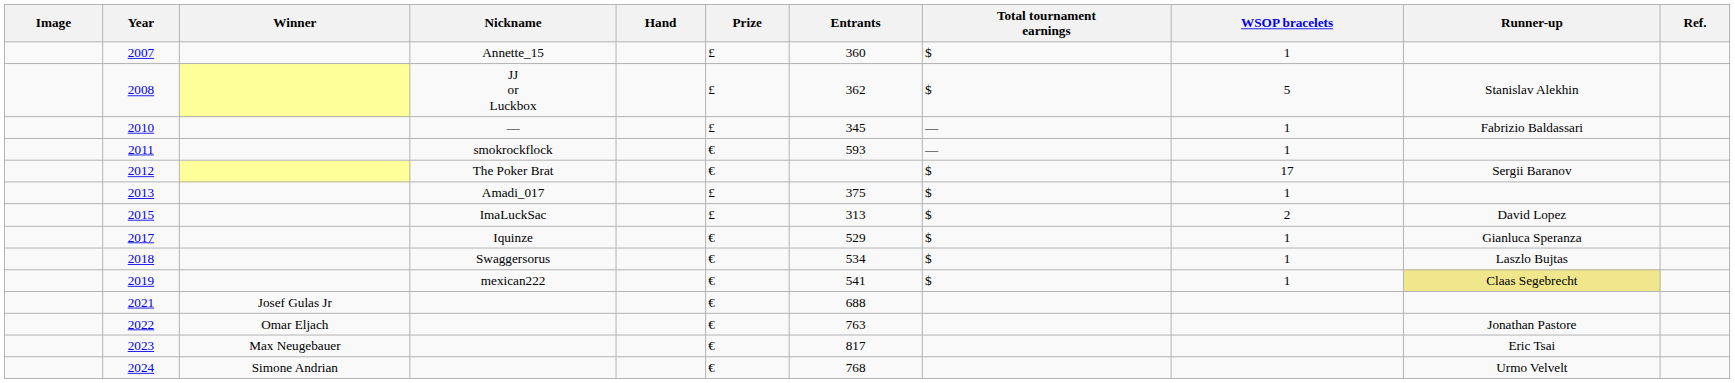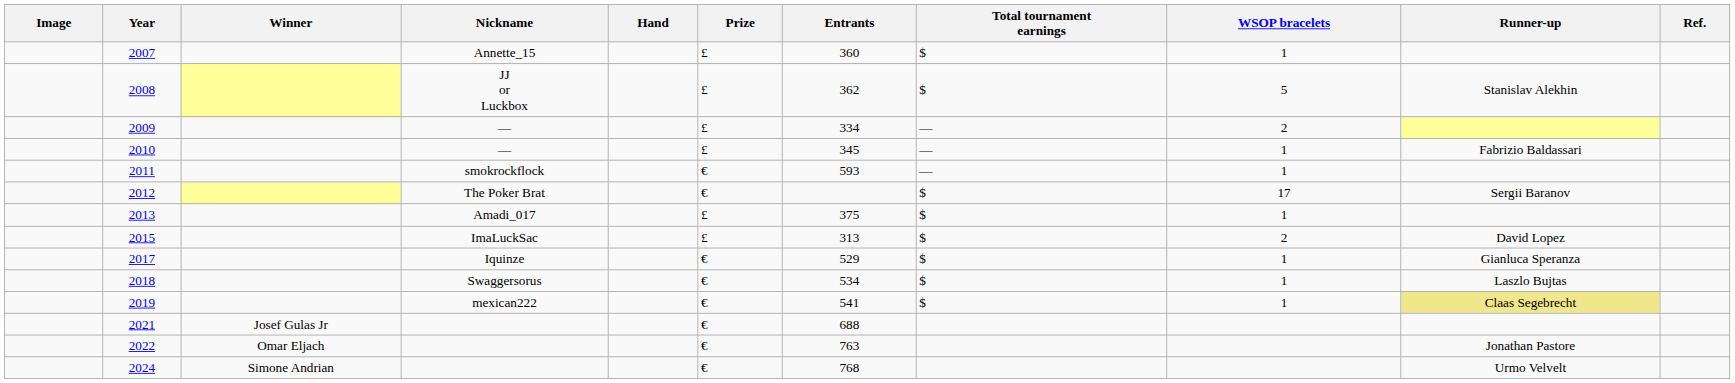+ row: (142, 127)
- row: (141, 346)
